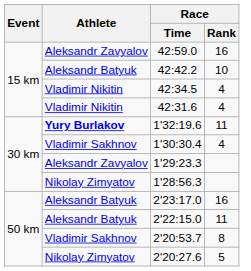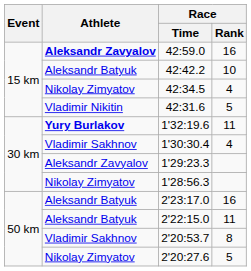(96, 51) normal -> (100, 51) bold
(84, 89) Vladimir Nikitin -> (90, 89) Nikolay Zimyatov
(222, 107) 4 -> (229, 107) 5
